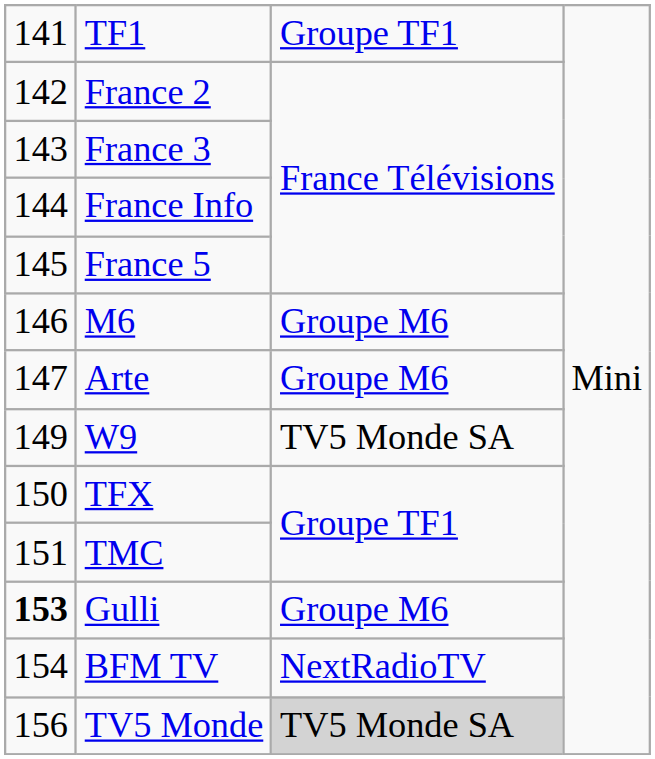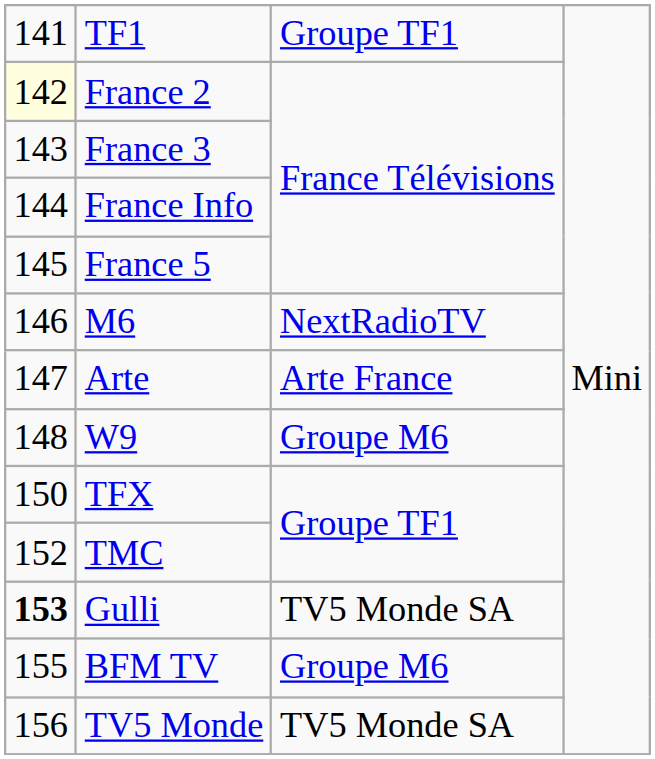(41, 90) no background -> (41, 90) lightyellow background
(364, 321) Groupe M6 -> (383, 321) NextRadioTV
(364, 378) Groupe M6 -> (366, 378) Arte France
(41, 436) 149 -> (41, 436) 148
(397, 436) TV5 Monde SA -> (364, 436) Groupe M6
(41, 551) 151 -> (41, 551) 152
(364, 609) Groupe M6 -> (397, 609) TV5 Monde SA
(41, 666) 154 -> (41, 666) 155
(383, 666) NextRadioTV -> (364, 666) Groupe M6
(397, 724) lightgrey background -> (397, 724) no background
